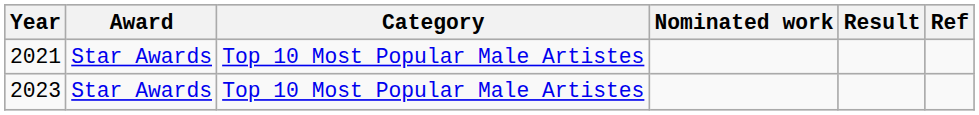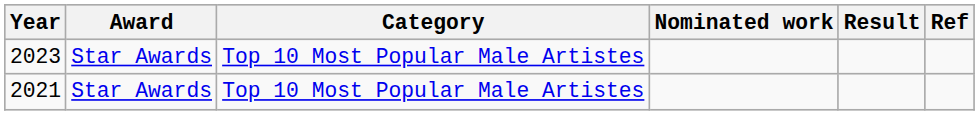rows swapped: (35, 57) <-> (35, 92)
